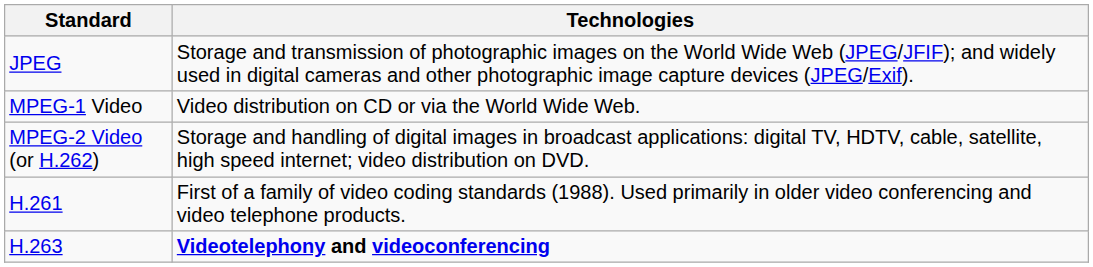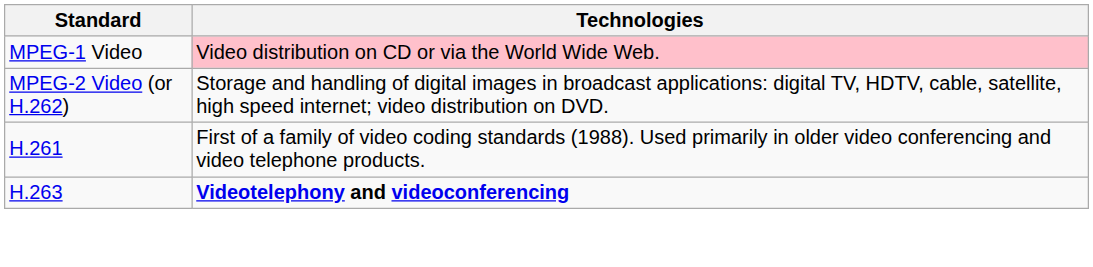- row: (35, 63)
(409, 106) no background -> (428, 52) pink background
